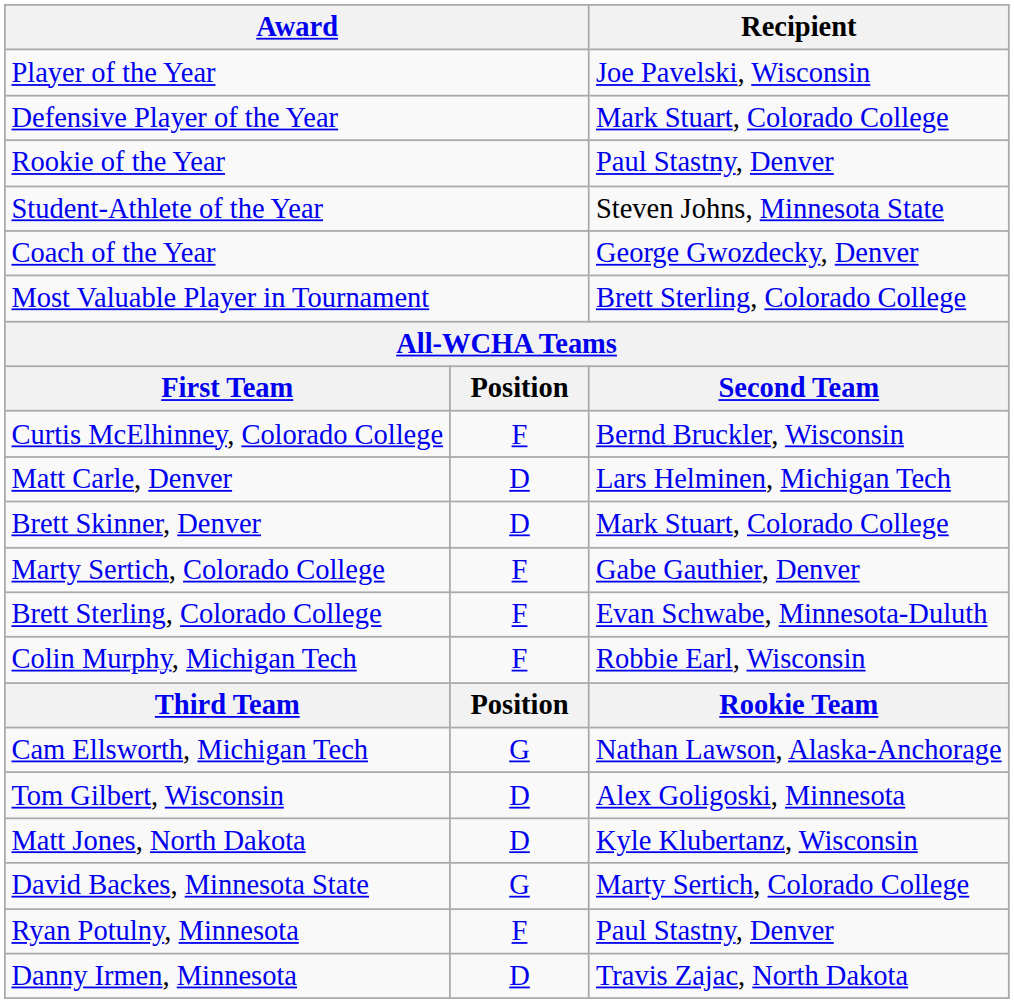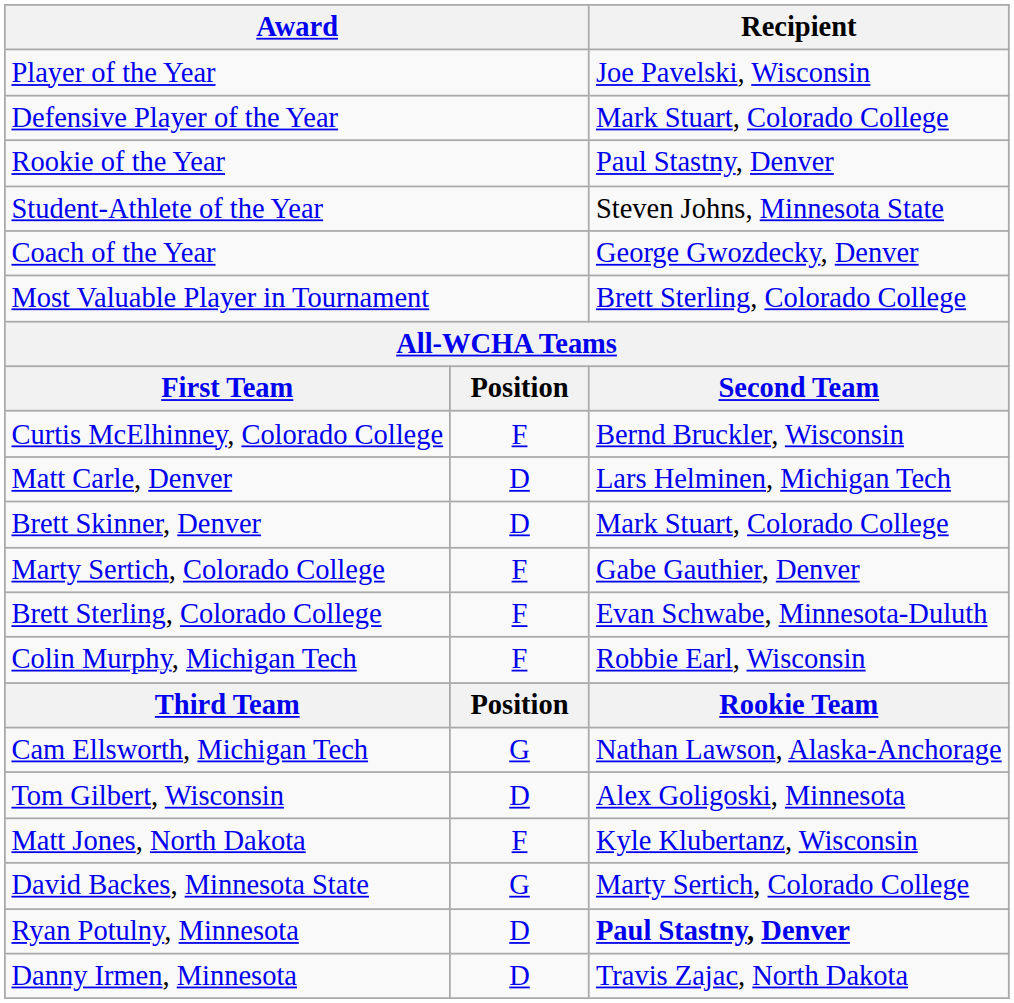(520, 840) D -> (520, 840) F
(520, 930) F -> (520, 930) D
(715, 930) normal -> (723, 930) bold
